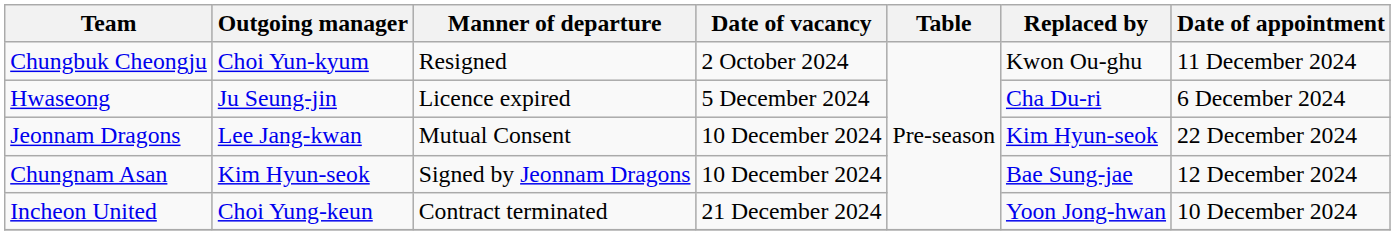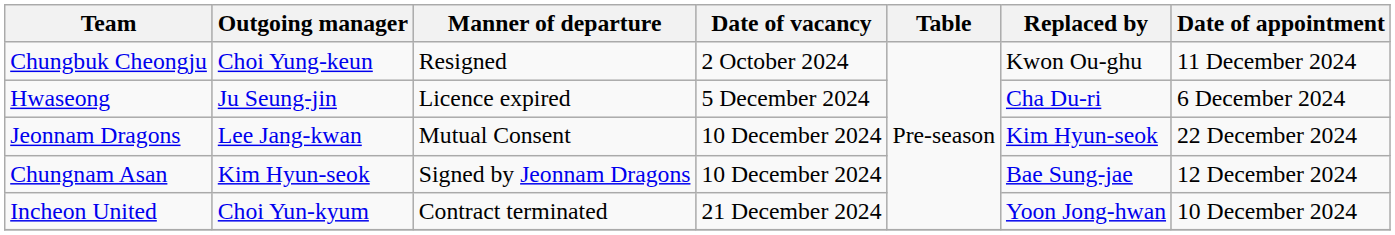(293, 60) Choi Yun-kyum -> (295, 60) Choi Yung-keun
(295, 211) Choi Yung-keun -> (293, 211) Choi Yun-kyum
